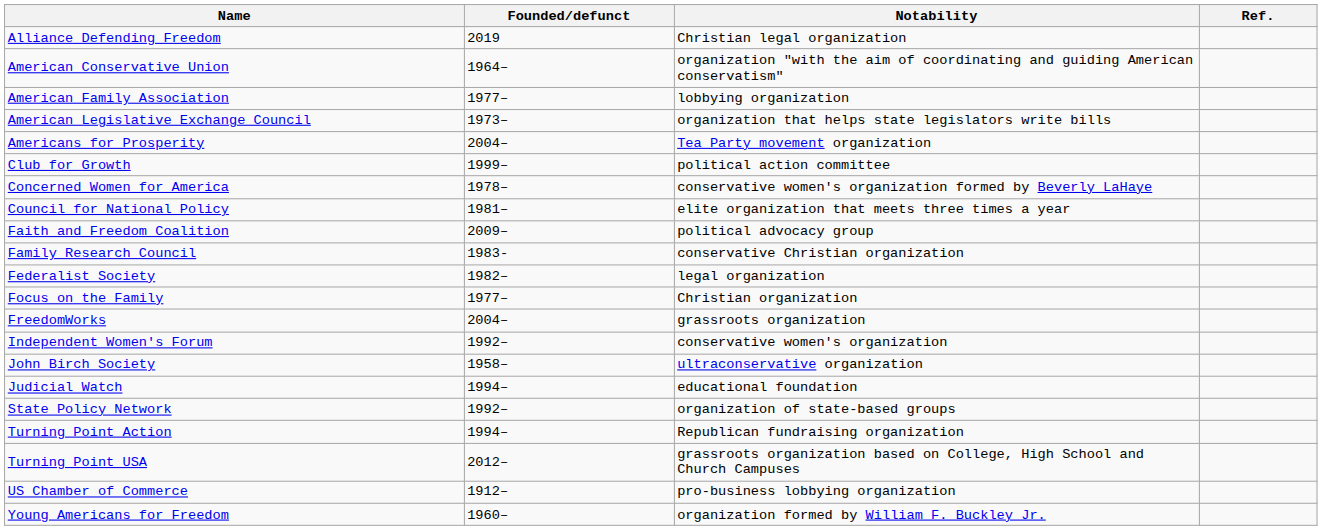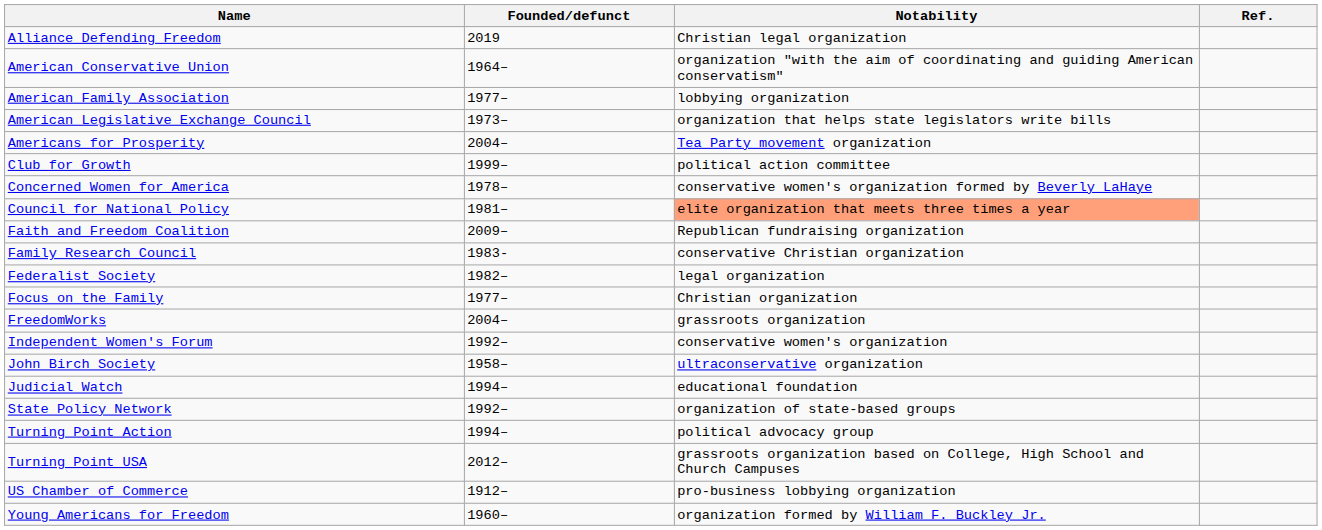(874, 209) no background -> (874, 209) lightsalmon background
(775, 232) political advocacy group -> (820, 232) Republican fundraising organization
(820, 432) Republican fundraising organization -> (775, 432) political advocacy group
